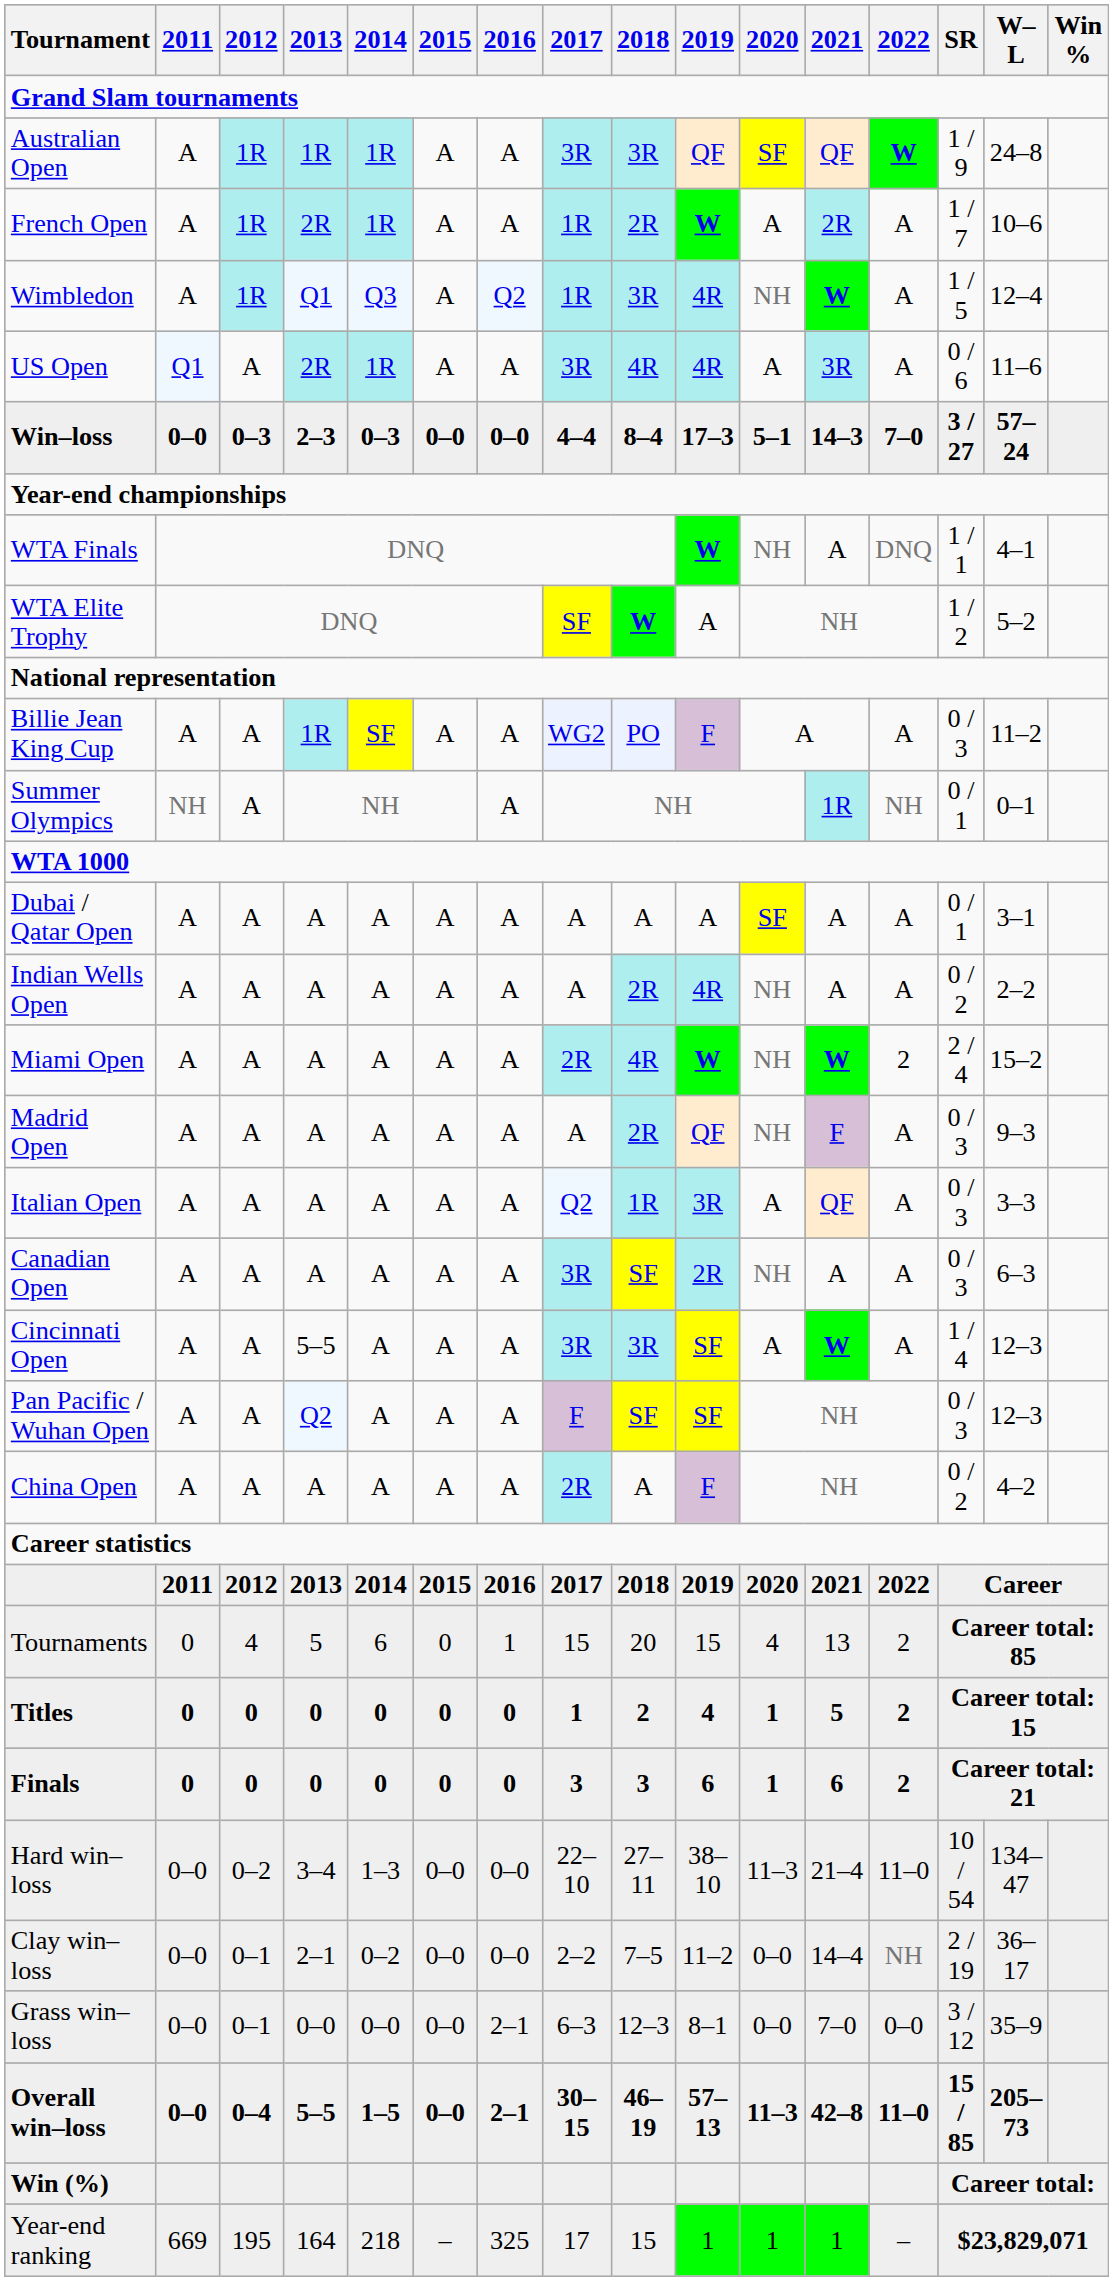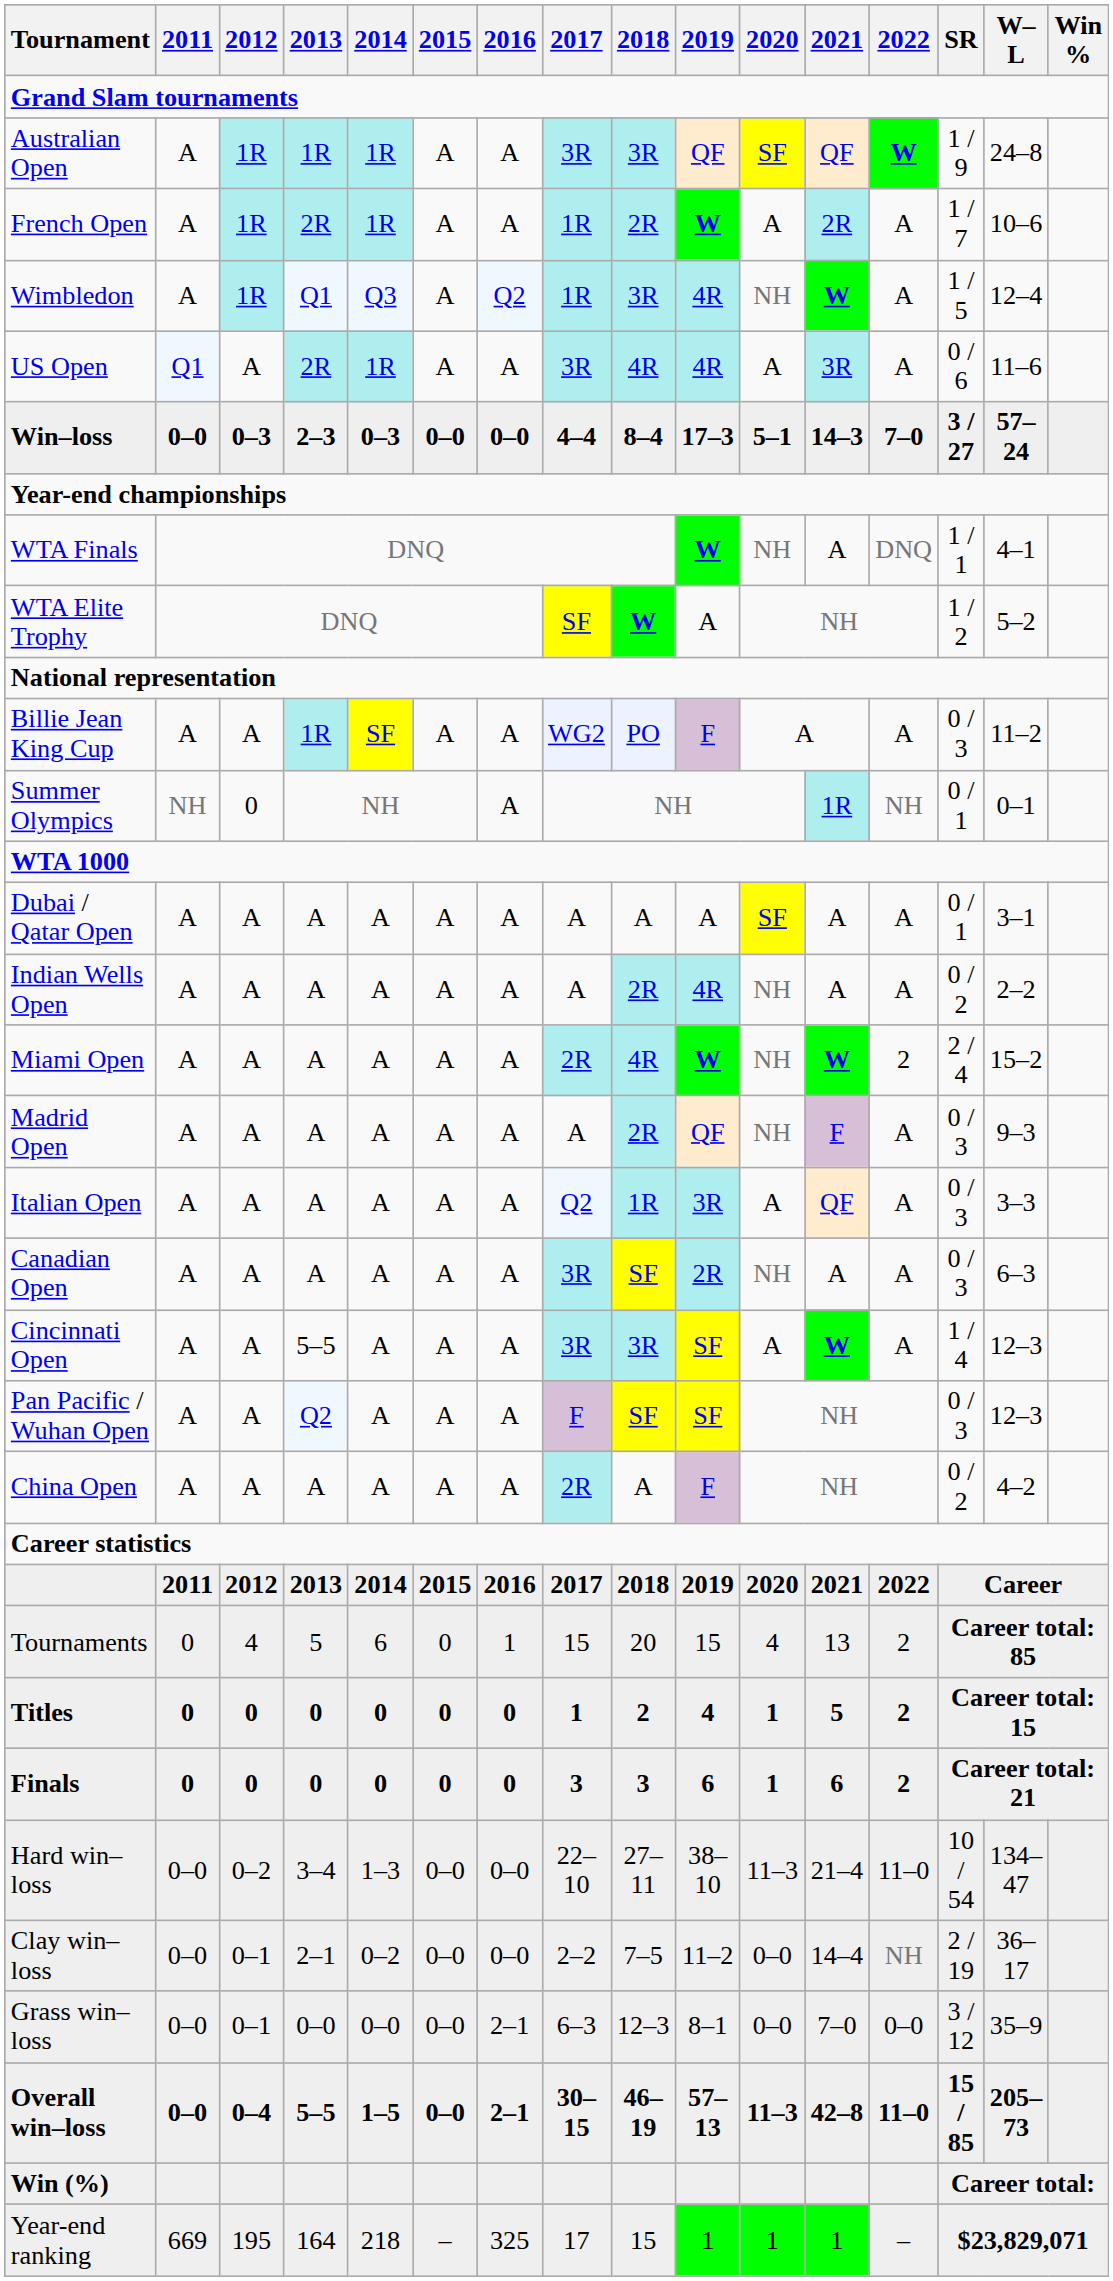(251, 805) A -> (251, 805) 0
